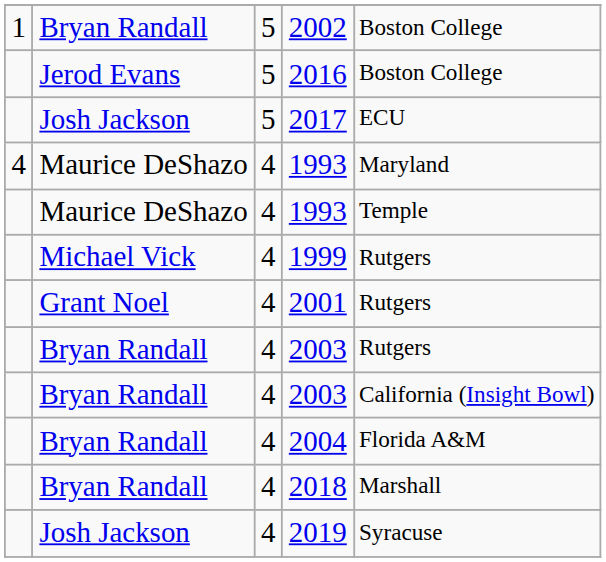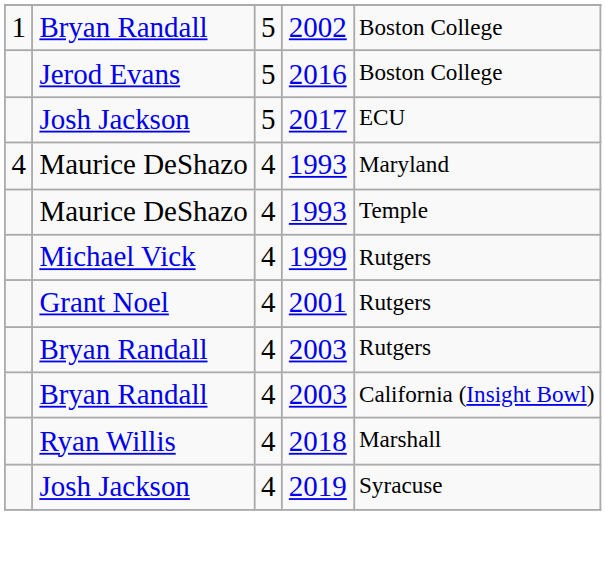- row: (19, 441)
(123, 486) Bryan Randall -> (108, 440) Ryan Willis
